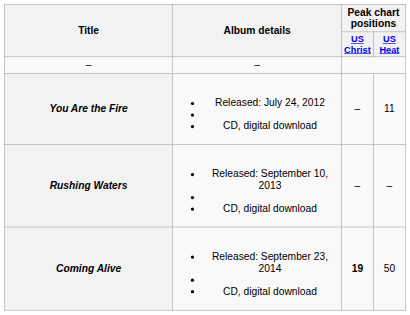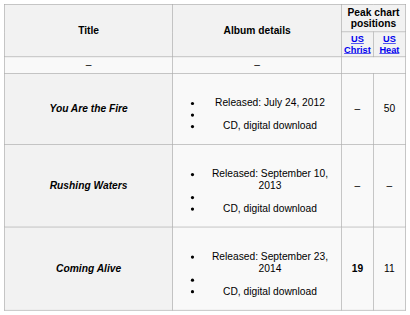(389, 108) 11 -> (389, 108) 50
(389, 268) 50 -> (389, 268) 11
